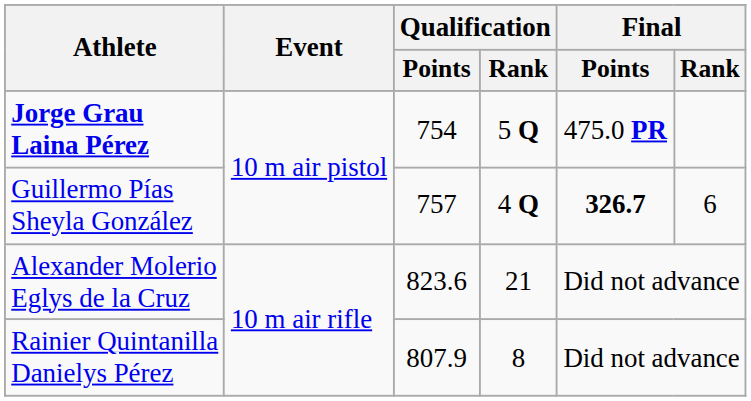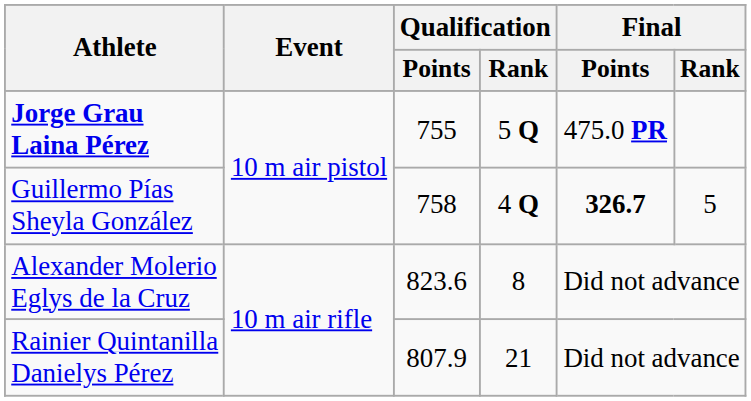(437, 129) 754 -> (437, 129) 755
(437, 205) 757 -> (437, 205) 758
(710, 205) 6 -> (710, 205) 5
(518, 281) 21 -> (518, 281) 8
(518, 358) 8 -> (518, 358) 21
